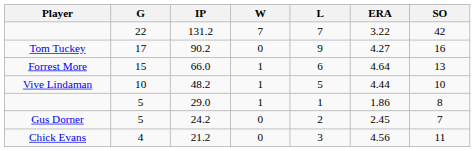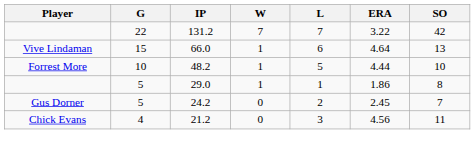- row: (200, 48)
(58, 66) Forrest More -> (58, 48) Vive Lindaman
(58, 84) Vive Lindaman -> (58, 66) Forrest More
